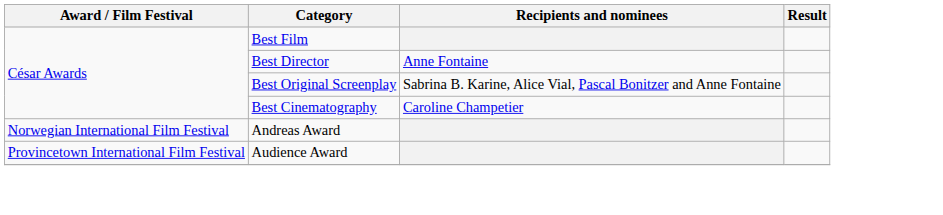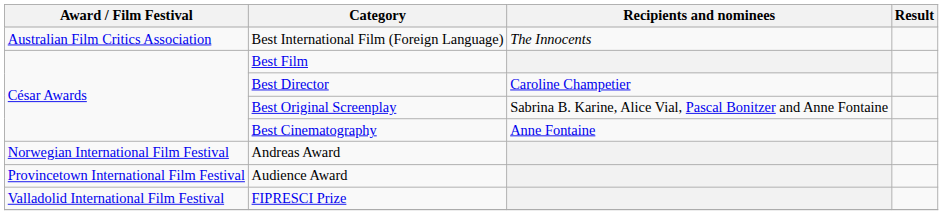+ row: (378, 38)
(446, 61) Anne Fontaine -> (570, 84) Caroline Champetier
(463, 107) Caroline Champetier -> (553, 130) Anne Fontaine
+ row: (299, 198)
